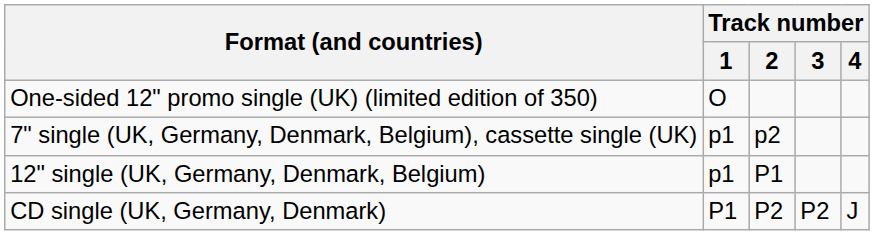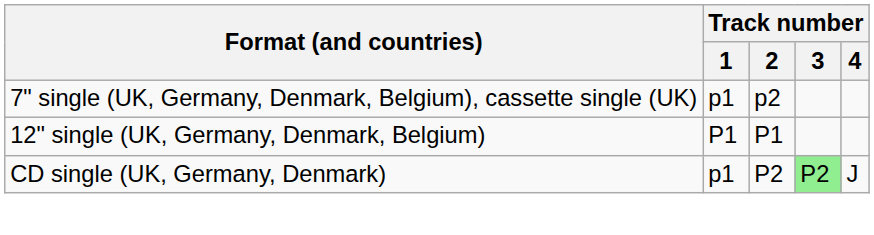- row: (304, 98)
(721, 173) p1 -> (723, 135) P1
(723, 211) P1 -> (721, 173) p1
(815, 211) no background -> (815, 173) lightgreen background
